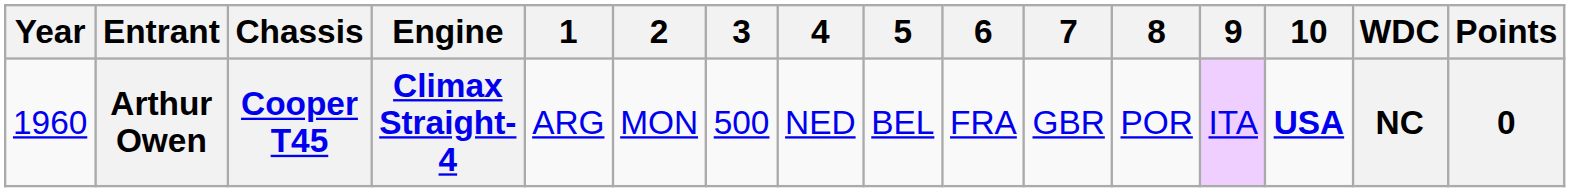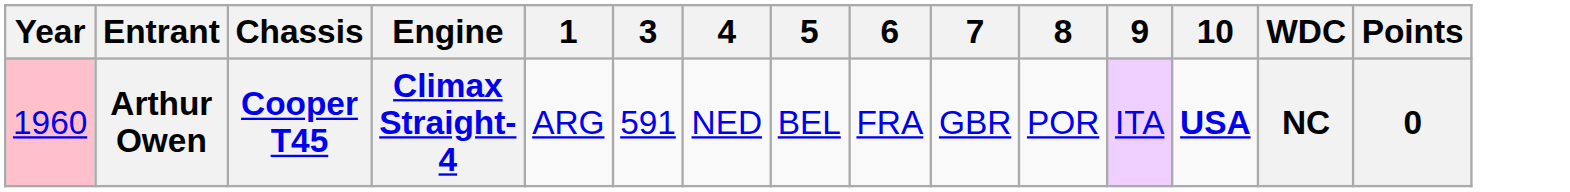- column: (659, 32)
(50, 122) no background -> (50, 122) pink background
(742, 122) 500 -> (648, 122) 591
